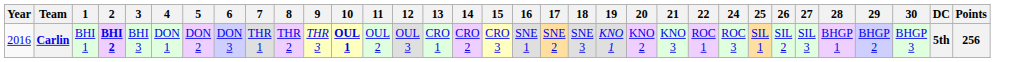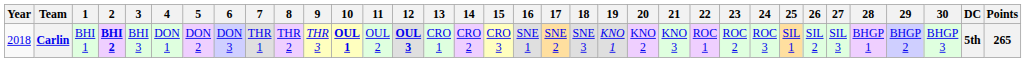+ column: (735, 13)
(19, 40) 2016 -> (19, 40) 2018
(408, 40) normal -> (408, 40) bold
(971, 40) 256 -> (1002, 40) 265
